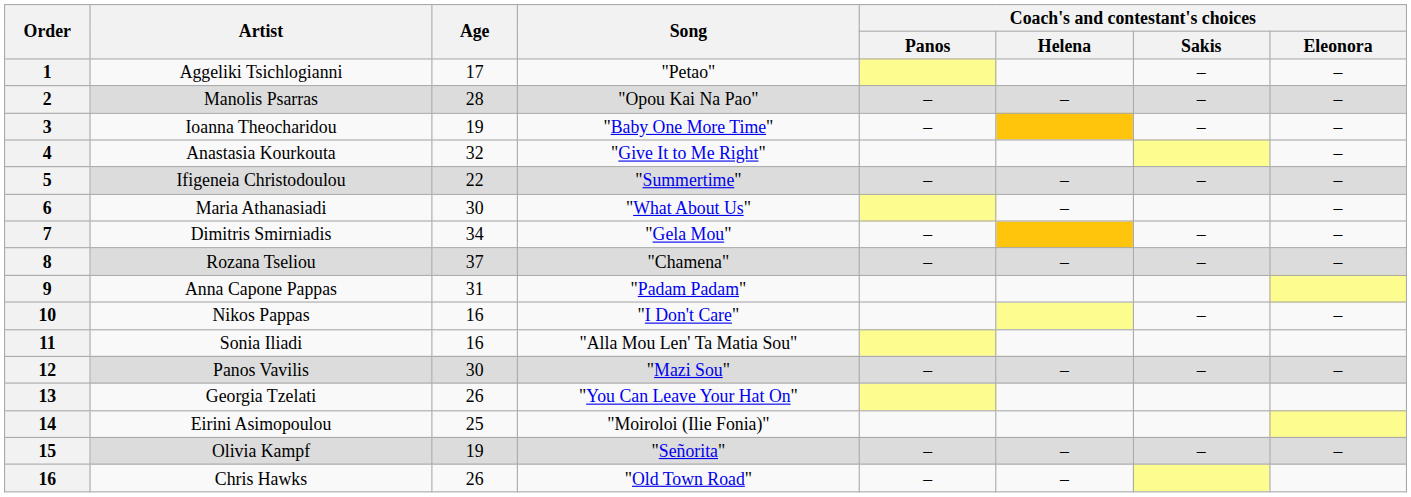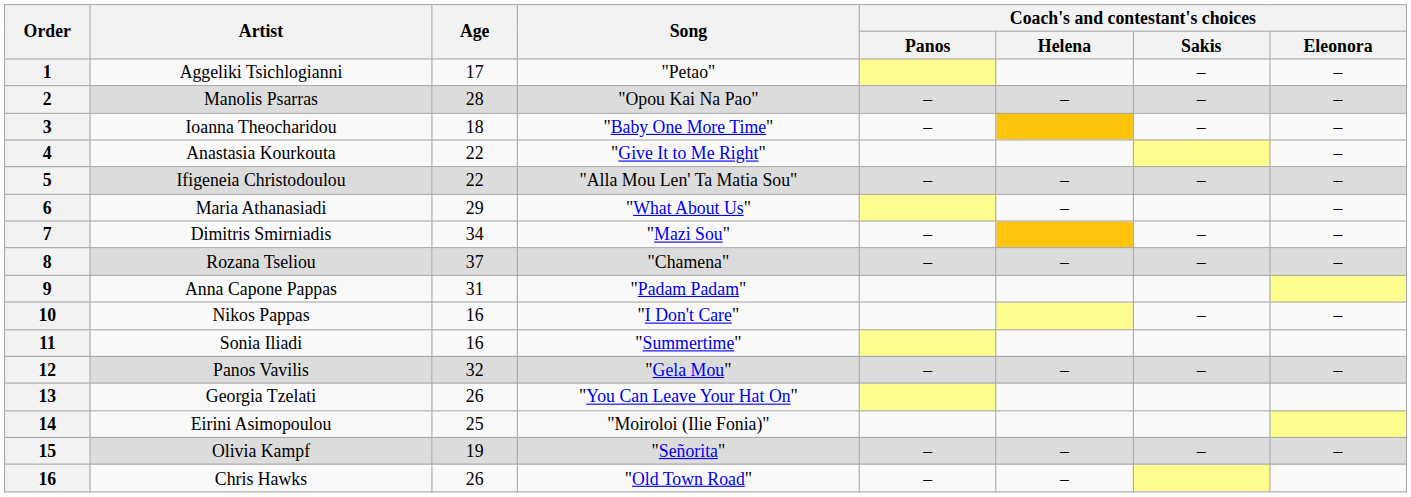(475, 126) 19 -> (475, 126) 18
(475, 153) 32 -> (475, 153) 22
(688, 180) "Summertime" -> (688, 180) "Alla Mou Len' Ta Matia Sou"
(475, 207) 30 -> (475, 207) 29
(688, 235) "Gela Mou" -> (688, 235) "Mazi Sou"
(688, 343) "Alla Mou Len' Ta Matia Sou" -> (688, 343) "Summertime"
(475, 370) 30 -> (475, 370) 32
(688, 370) "Mazi Sou" -> (688, 370) "Gela Mou"
